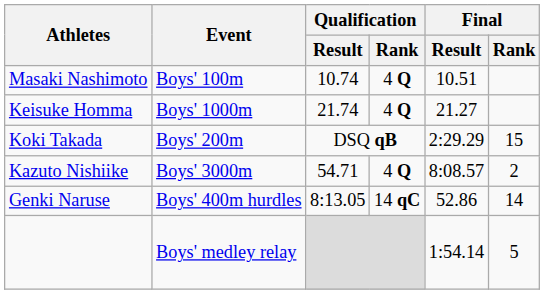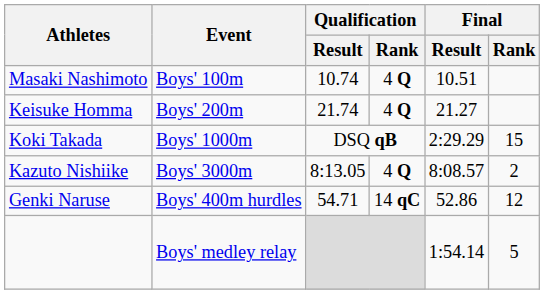(204, 110) Boys' 1000m -> (200, 110) Boys' 200m
(200, 140) Boys' 200m -> (204, 140) Boys' 1000m
(338, 170) 54.71 -> (338, 170) 8:13.05
(338, 200) 8:13.05 -> (338, 200) 54.71
(514, 200) 14 -> (514, 200) 12
